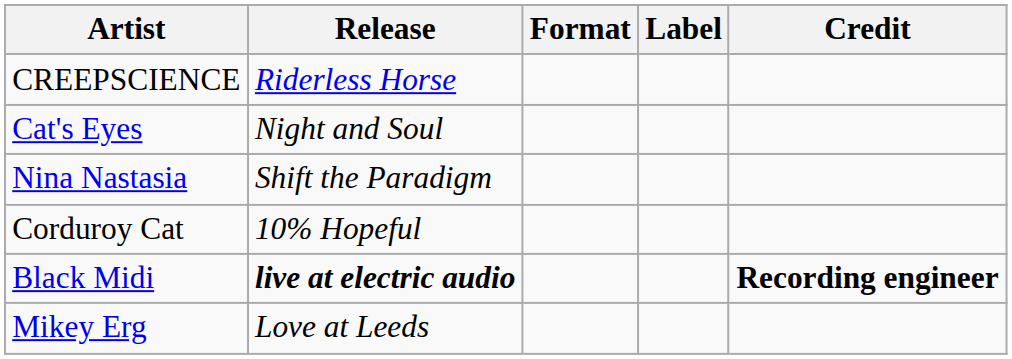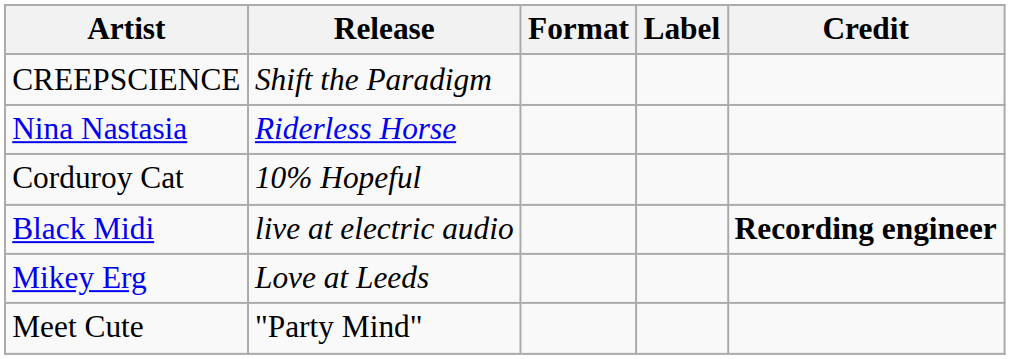(356, 79) Riderless Horse -> (373, 79) Shift the Paradigm
- row: (77, 128)
(373, 178) Shift the Paradigm -> (356, 128) Riderless Horse
(385, 278) bold -> (384, 228) normal
+ row: (78, 327)
